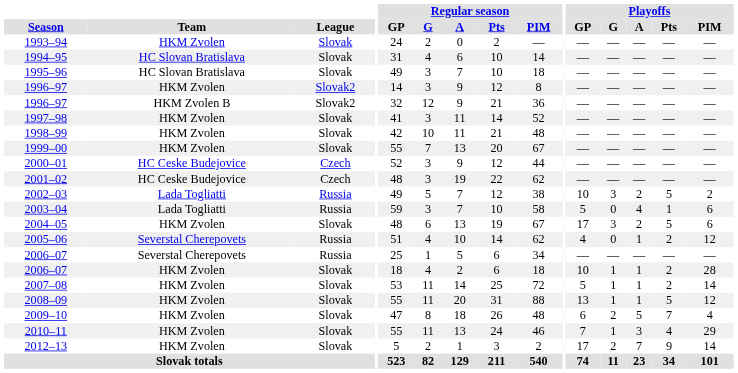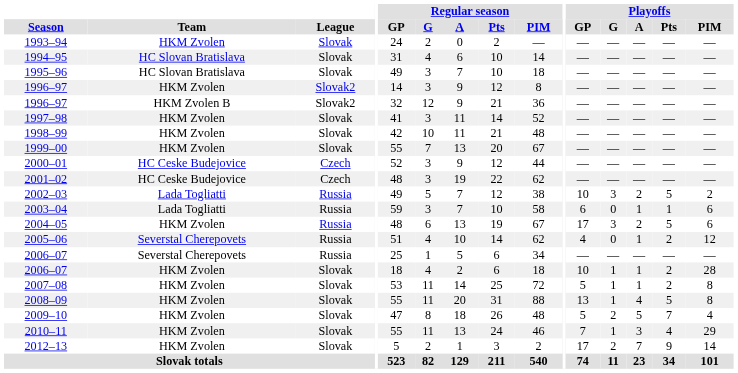(583, 209) 5 -> (583, 209) 6
(639, 209) 4 -> (639, 209) 1
(335, 224) Slovak -> (335, 224) Russia
(710, 285) 14 -> (710, 285) 8
(639, 300) 1 -> (639, 300) 4
(710, 300) 12 -> (710, 300) 8
(583, 315) 6 -> (583, 315) 5
